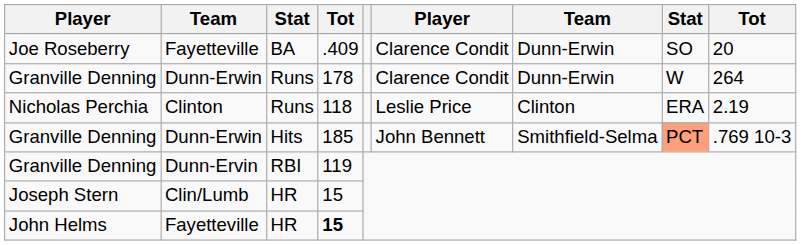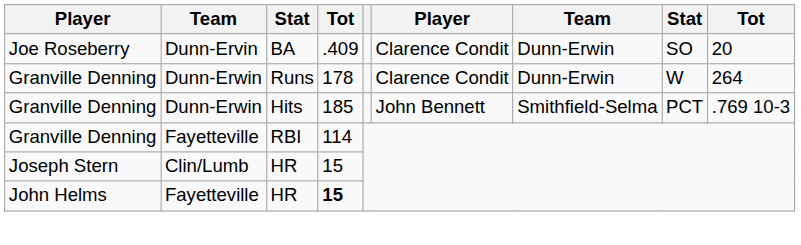(212, 48) Fayetteville -> (211, 48) Dunn-Ervin
- row: (78, 107)
(685, 136) lightsalmon background -> (685, 107) no background
(211, 166) Dunn-Ervin -> (212, 136) Fayetteville
(337, 166) 119 -> (337, 136) 114
